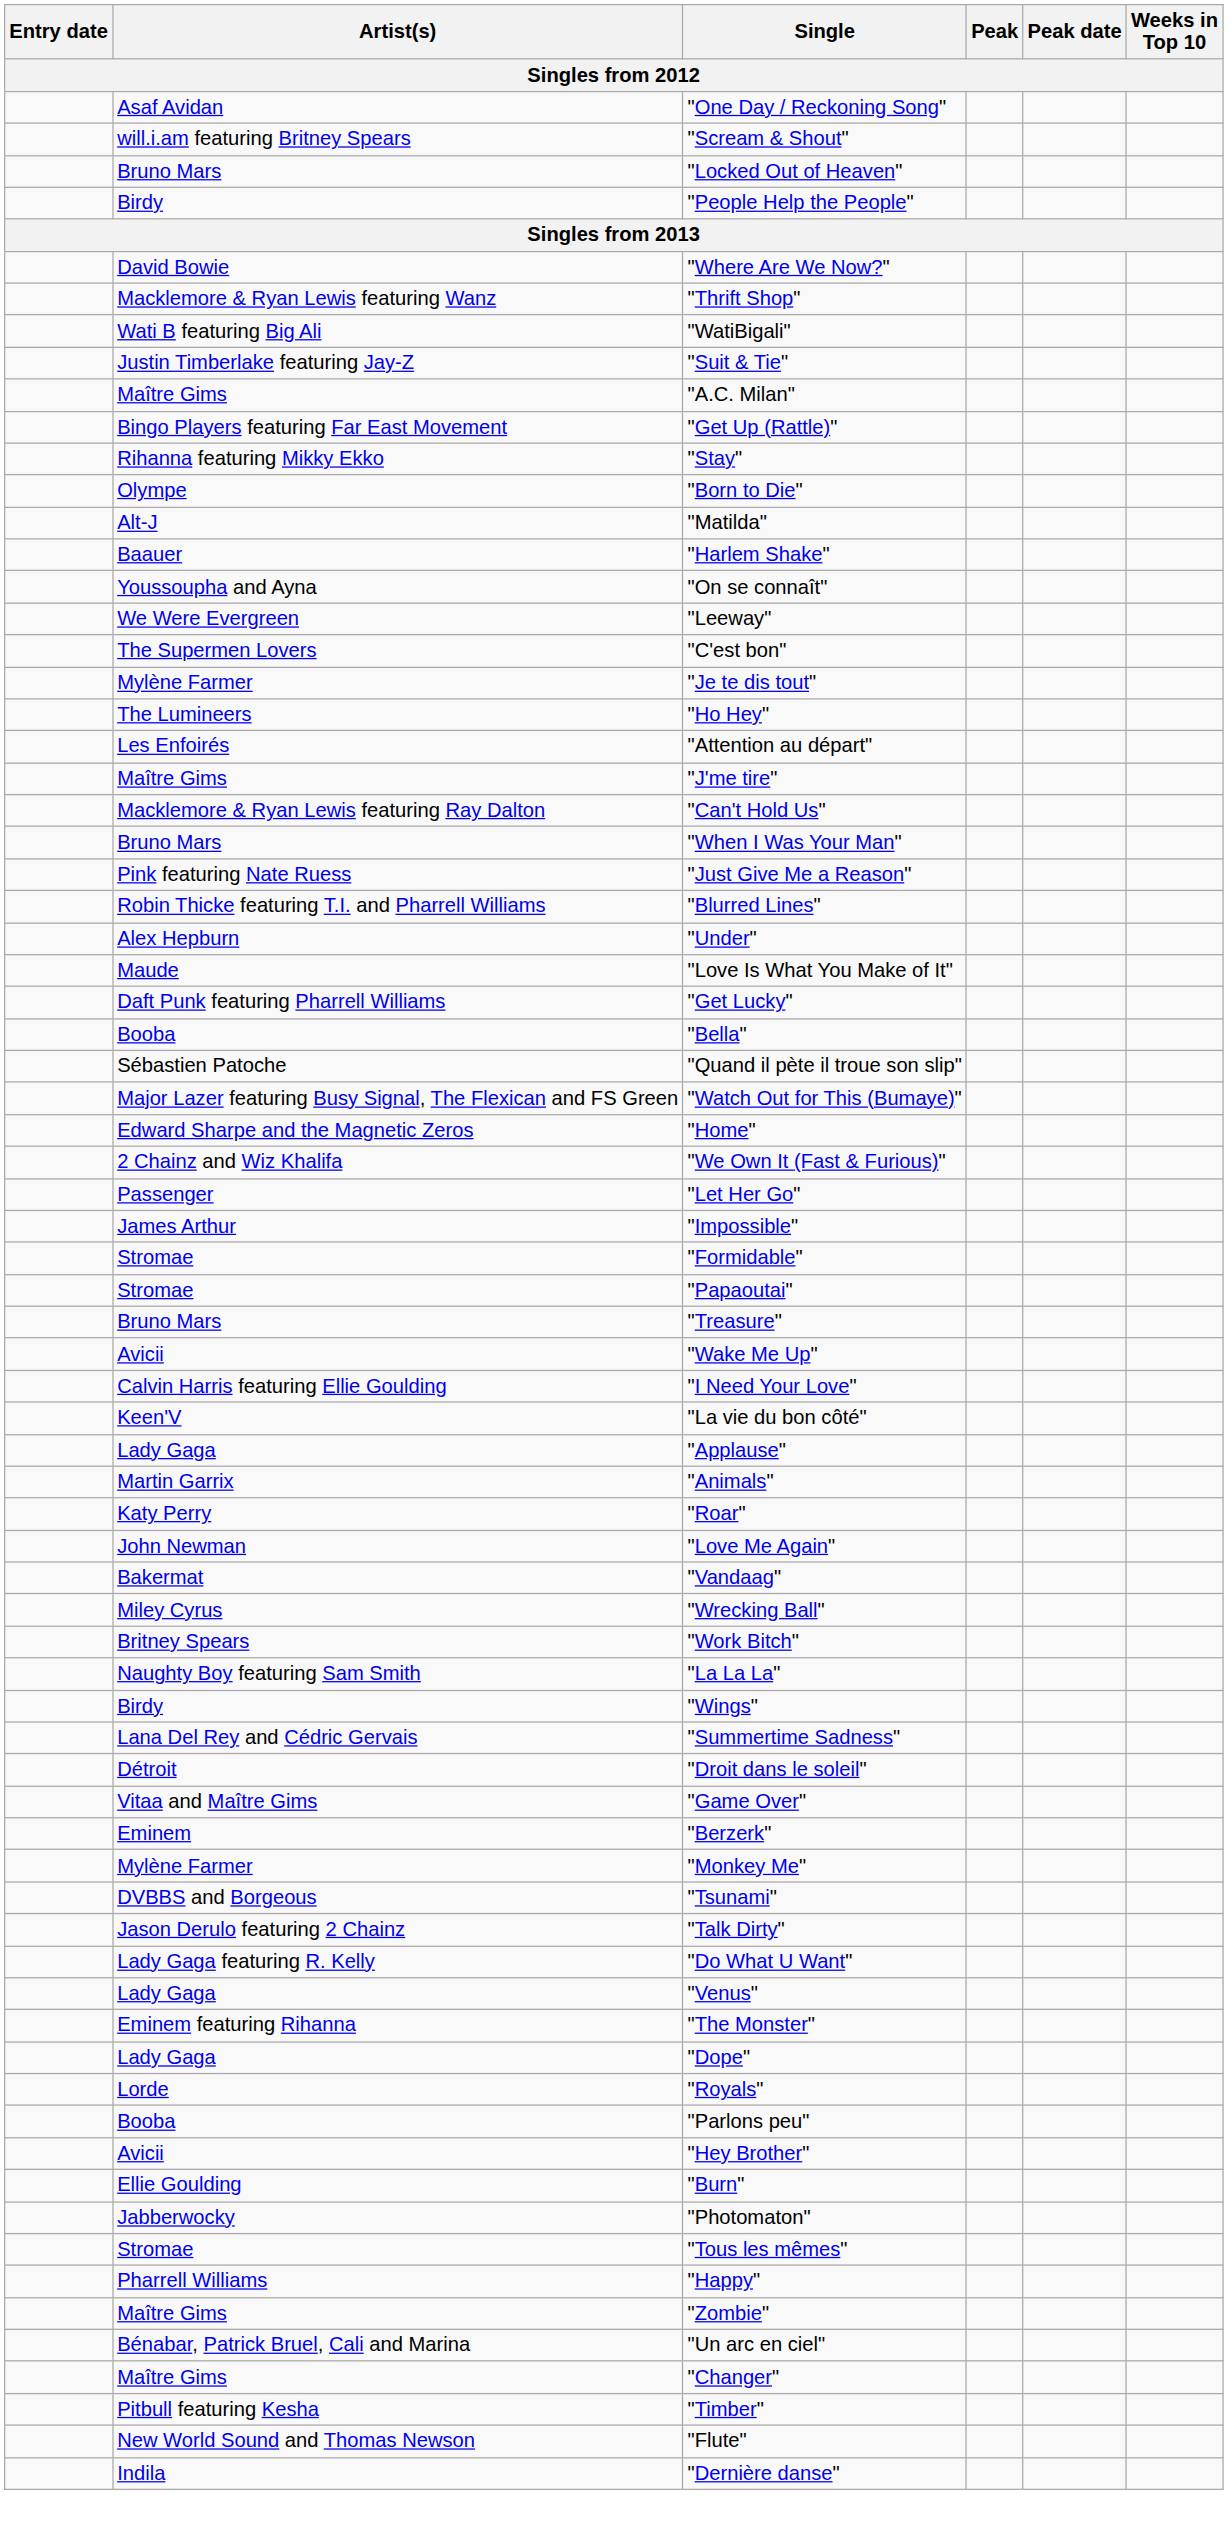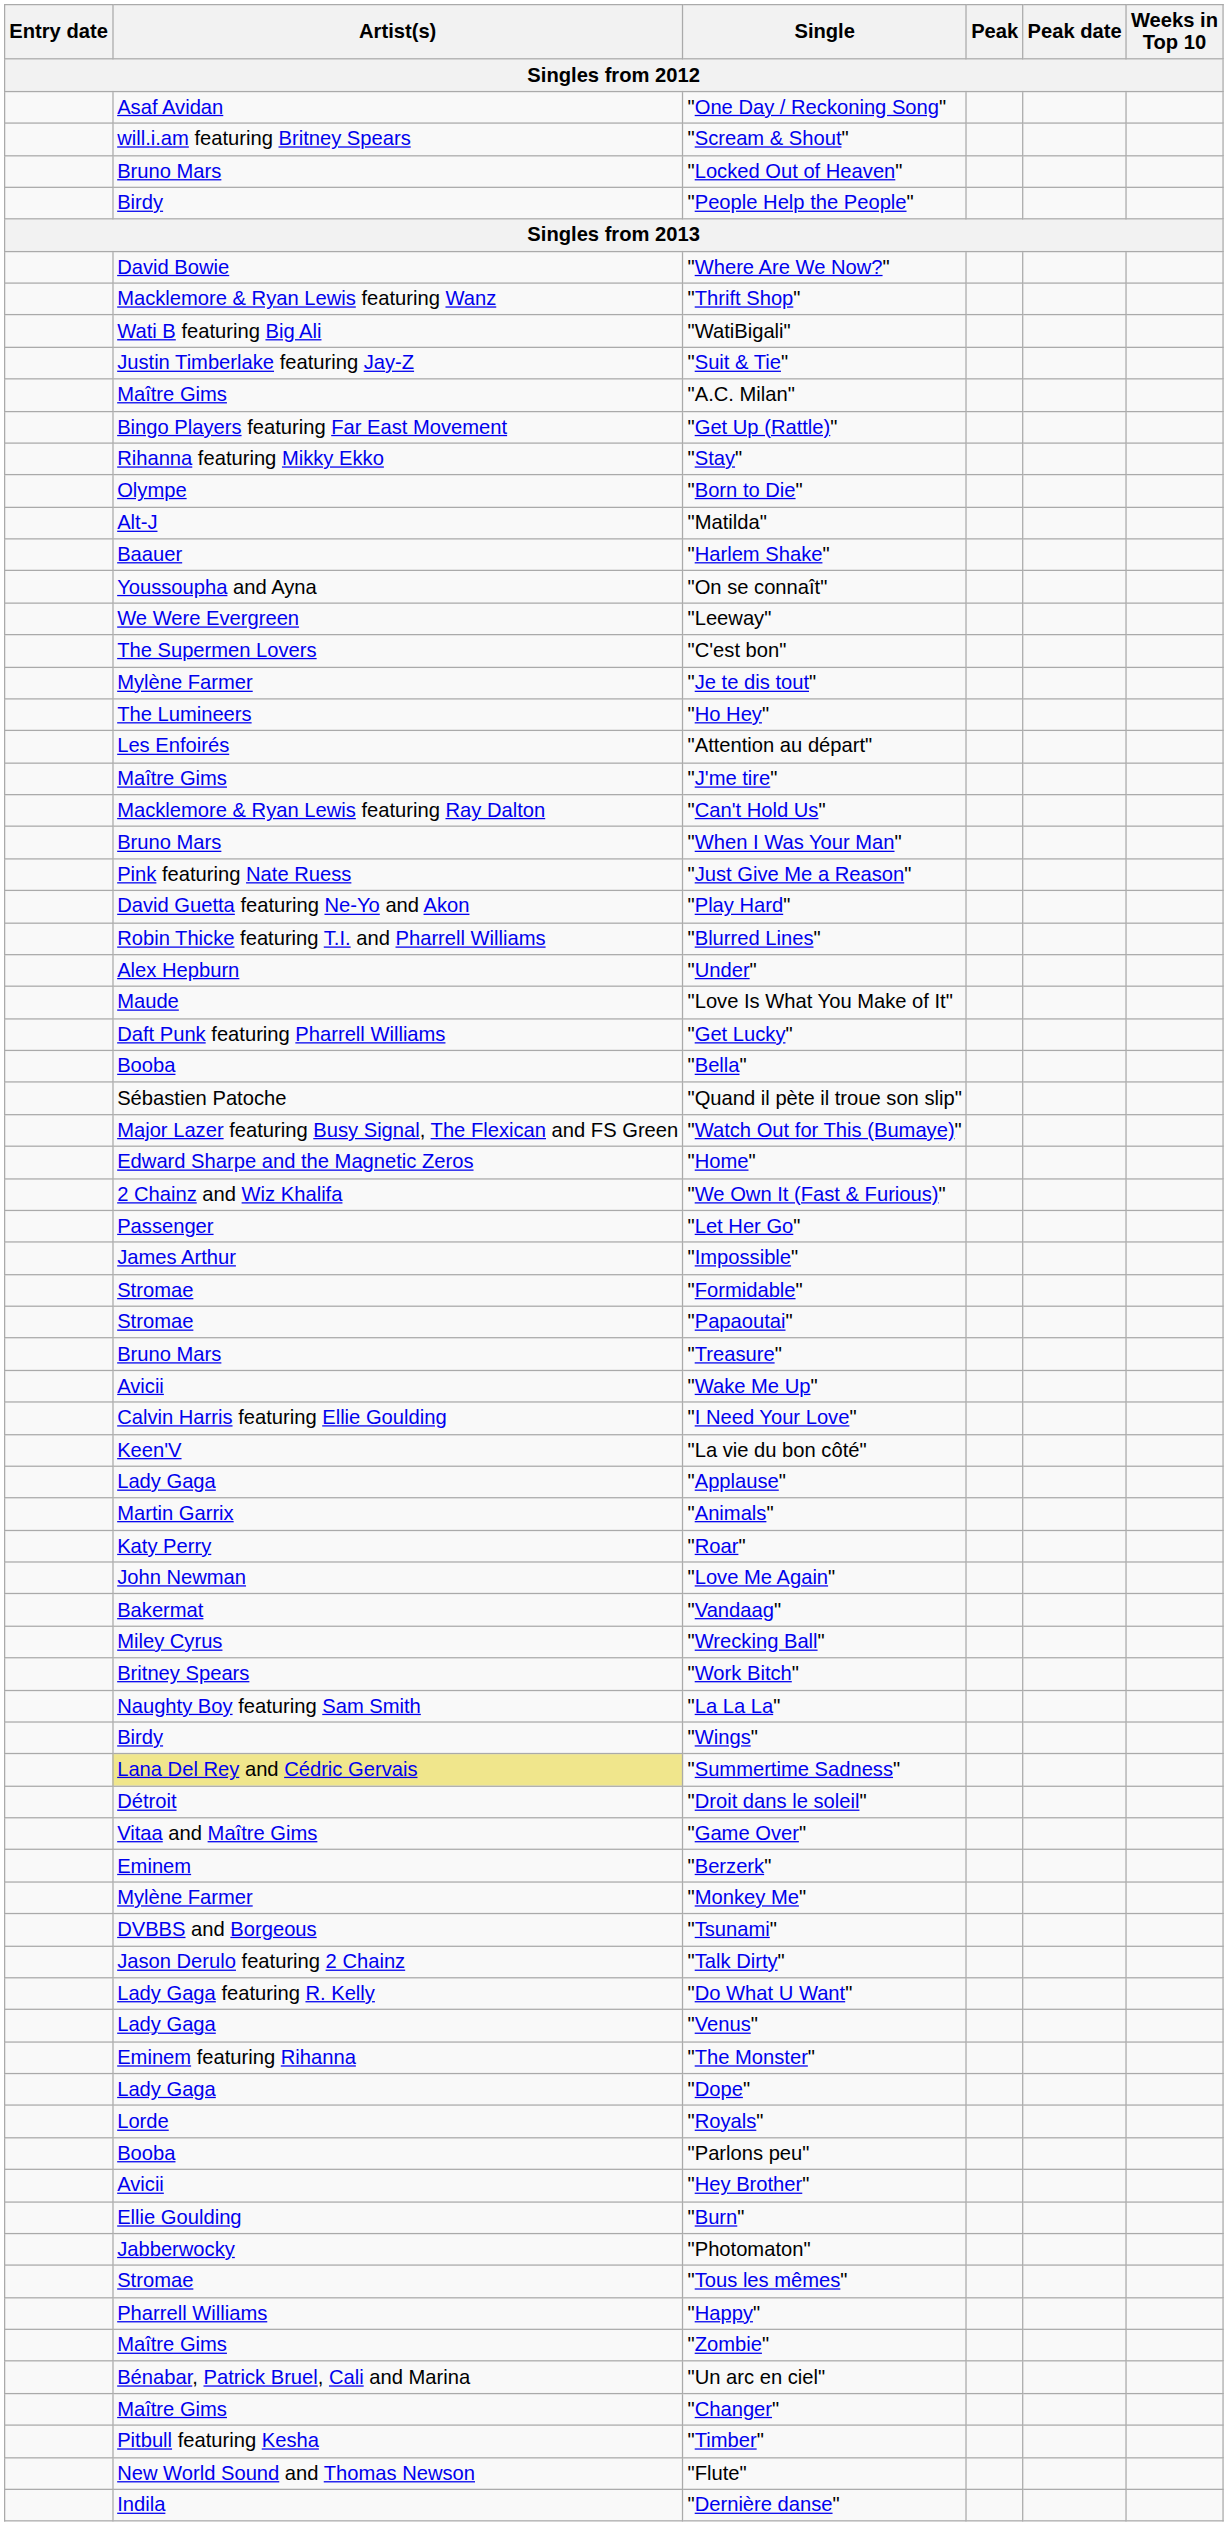+ row: (739, 906)
(267, 1737) no background -> (267, 1769) khaki background
